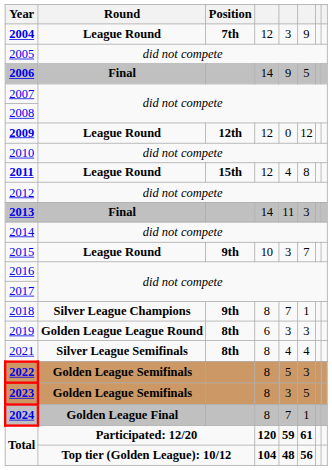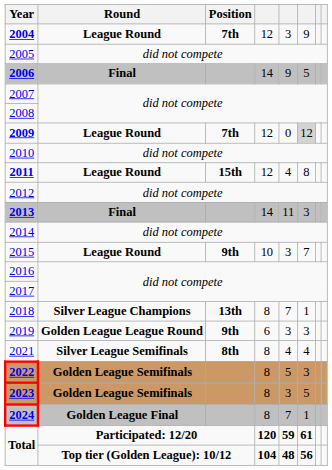(230, 133) 12th -> (230, 133) 7th
(306, 133) no background -> (306, 133) lightgrey background
(230, 311) 9th -> (230, 311) 13th
(230, 331) 8th -> (230, 331) 9th
